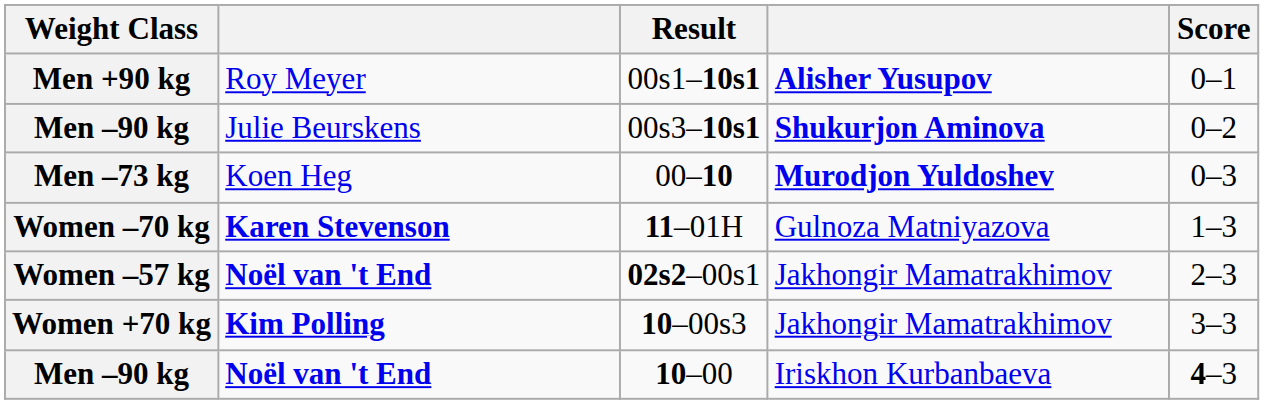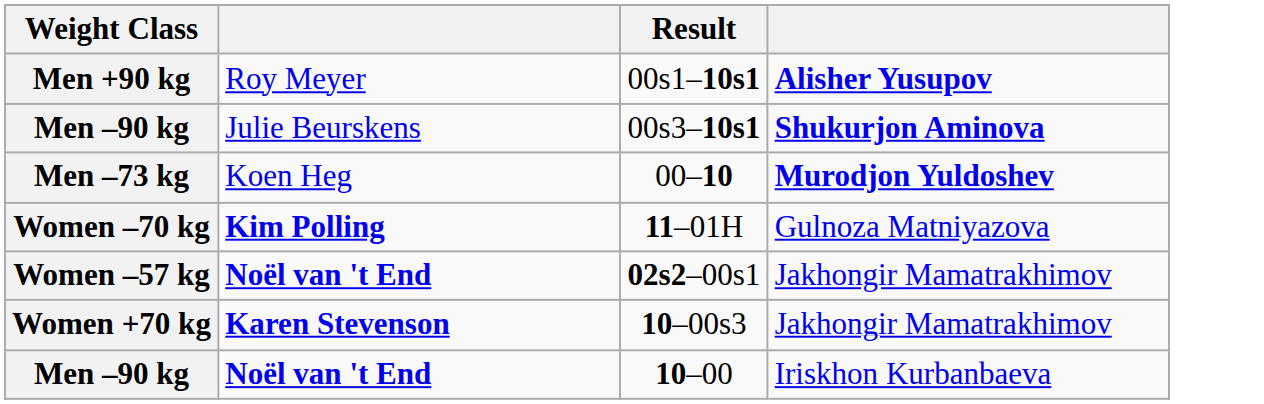- column: (1214, 29)
(337, 226) Karen Stevenson -> (305, 226) Kim Polling
(305, 324) Kim Polling -> (337, 324) Karen Stevenson
